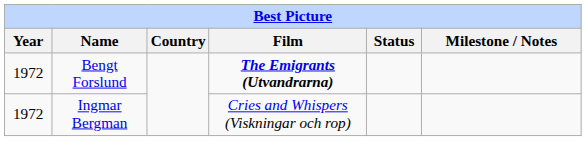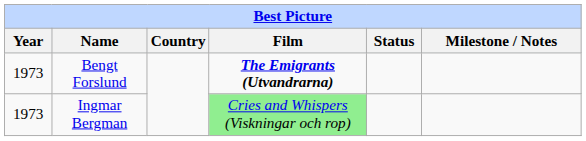(28, 73) 1972 -> (28, 73) 1973
(28, 114) 1972 -> (28, 114) 1973
(288, 114) no background -> (288, 114) lightgreen background
